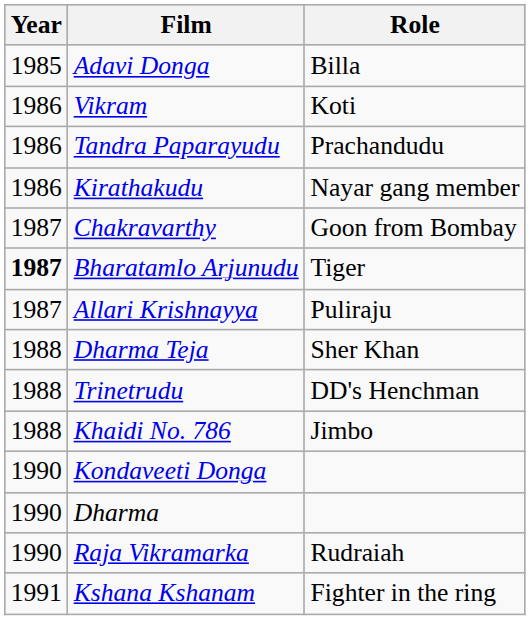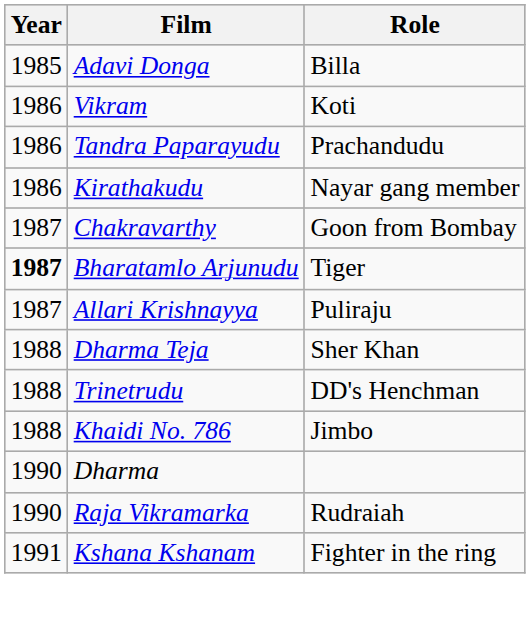- row: (170, 471)
